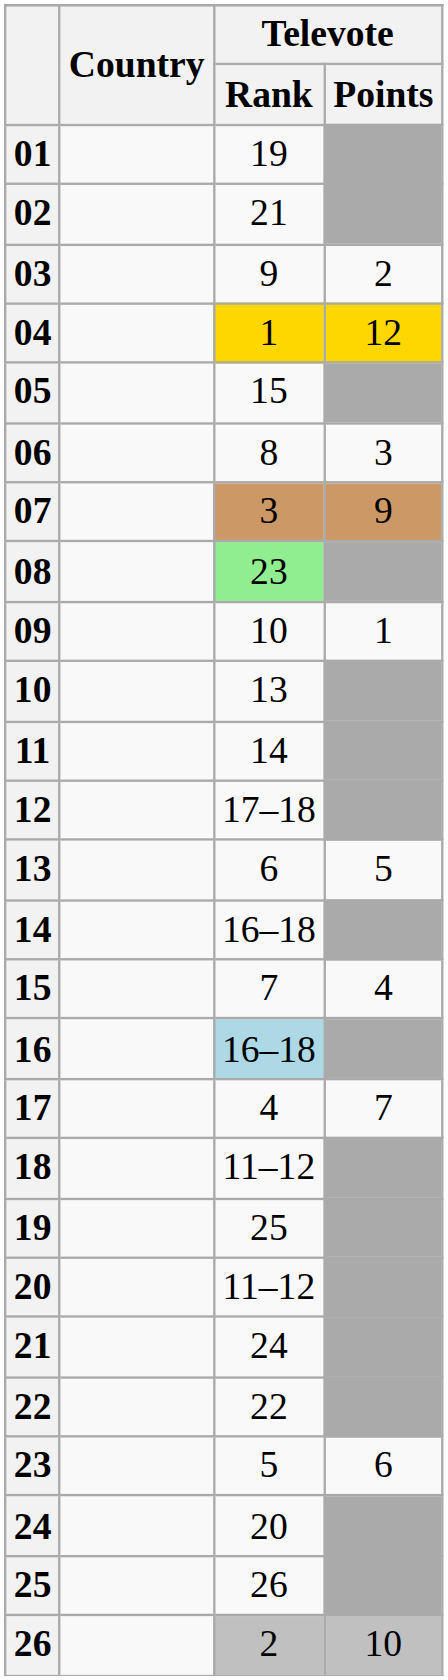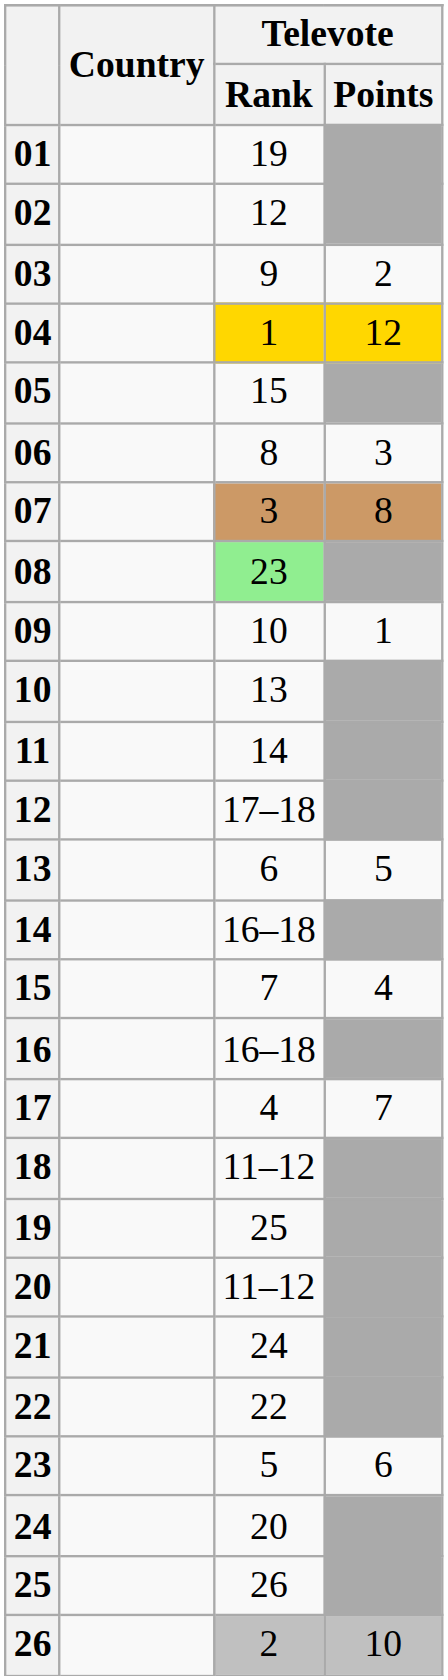(269, 213) 21 -> (269, 213) 12
(383, 511) 9 -> (383, 511) 8
(269, 1048) lightblue background -> (269, 1048) no background
